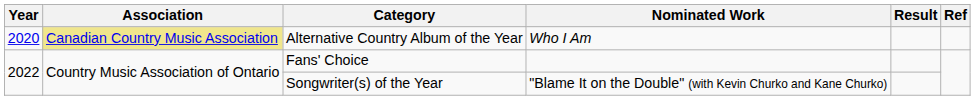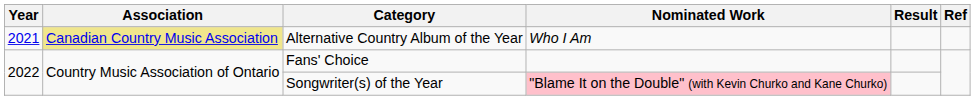(24, 38) 2020 -> (24, 38) 2021
(708, 83) no background -> (708, 83) pink background
